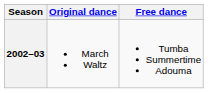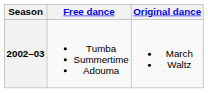columns swapped: (83, 12) <-> (161, 12)
